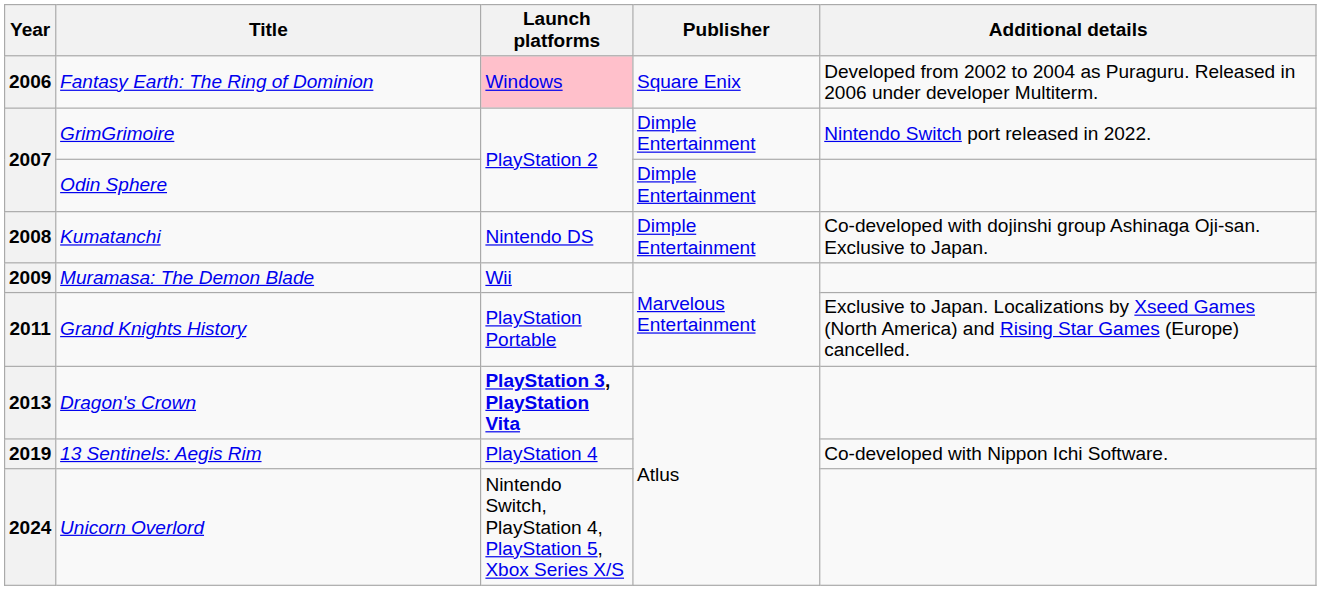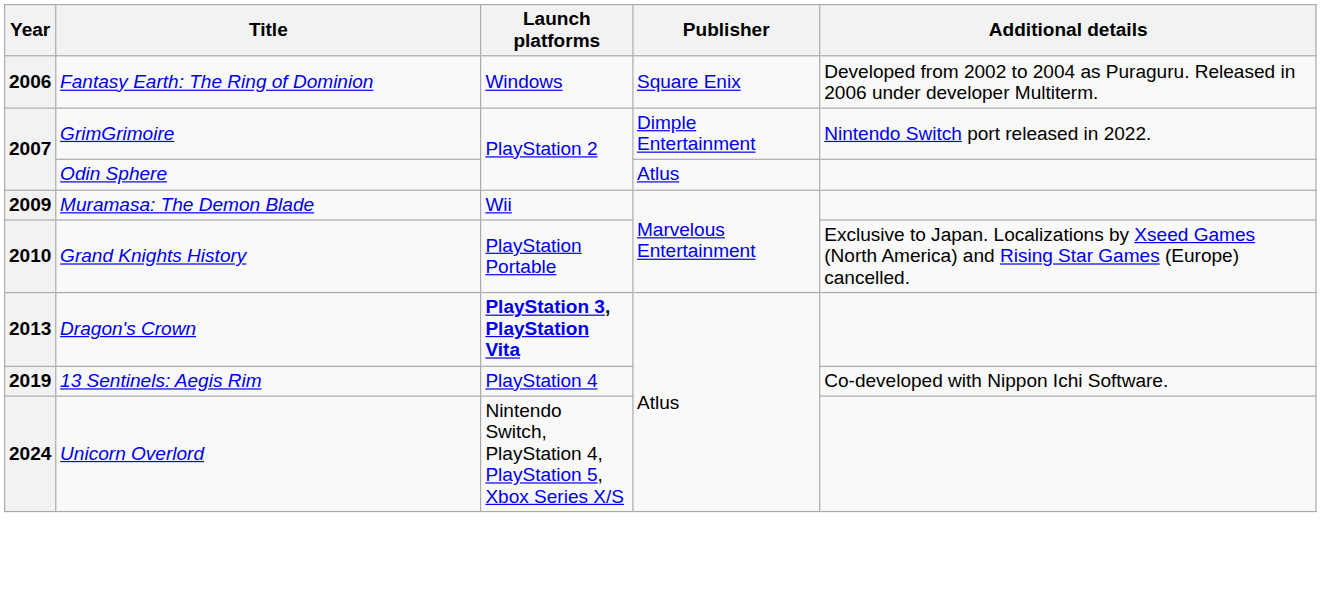(524, 81) pink background -> (524, 81) no background
(696, 185) Dimple Entertainment -> (658, 174) Atlus
- row: (110, 236)
(30, 329) 2011 -> (30, 256) 2010
